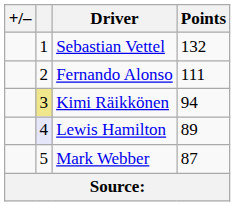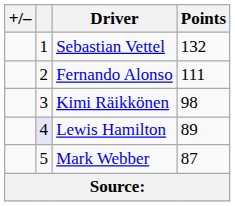(44, 102) khaki background -> (44, 102) no background
(189, 102) 94 -> (189, 102) 98
